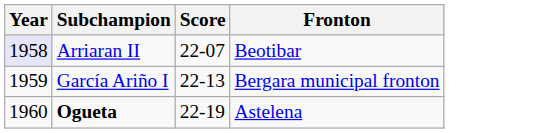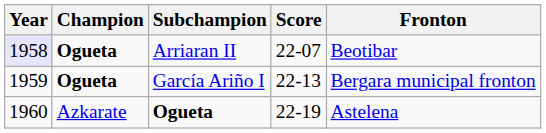+ column: (100, 19)
